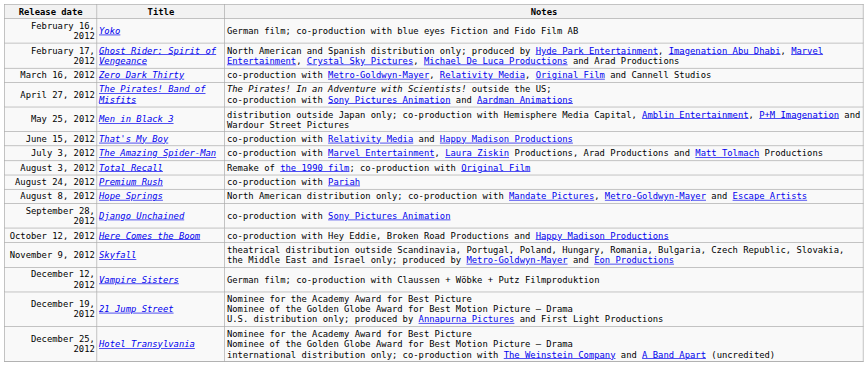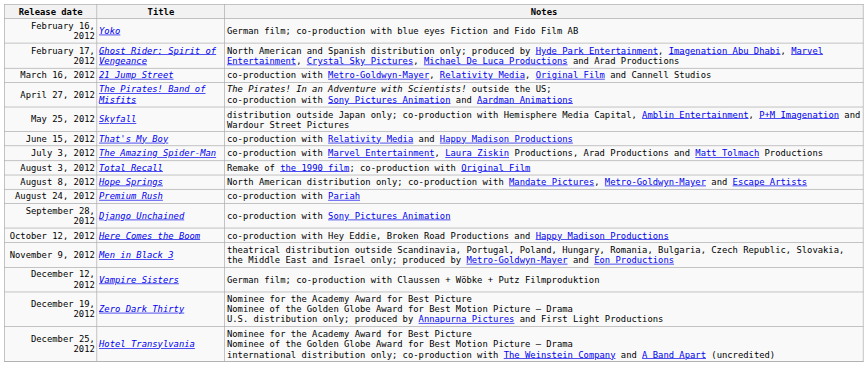(142, 75) Zero Dark Thirty -> (136, 75) 21 Jump Street
(136, 119) Men in Black 3 -> (118, 119) Skyfall
rows swapped: (58, 196) <-> (55, 182)
(118, 255) Skyfall -> (136, 255) Men in Black 3
(136, 309) 21 Jump Street -> (142, 309) Zero Dark Thirty
